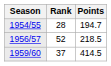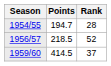columns swapped: (61, 11) <-> (91, 11)
